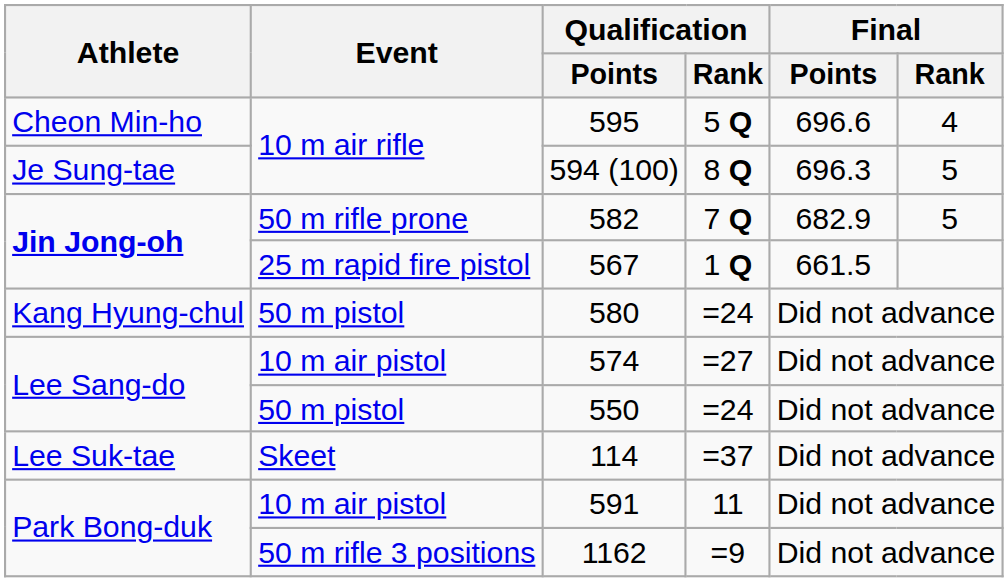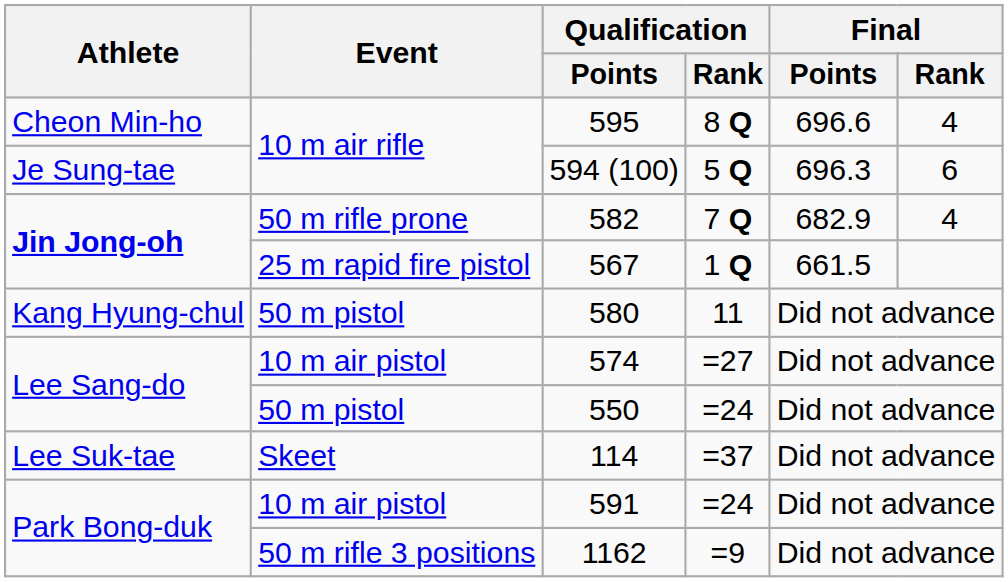(728, 122) 5 Q -> (728, 122) 8 Q
(728, 170) 8 Q -> (728, 170) 5 Q
(950, 170) 5 -> (950, 170) 6
(950, 218) 5 -> (950, 218) 4
(728, 313) =24 -> (728, 313) 11
(728, 504) 11 -> (728, 504) =24
